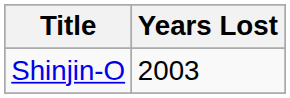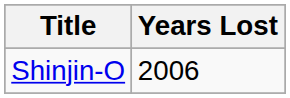(169, 70) 2003 -> (169, 70) 2006
